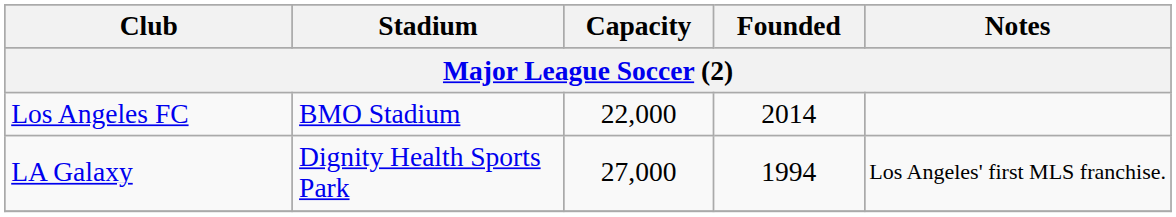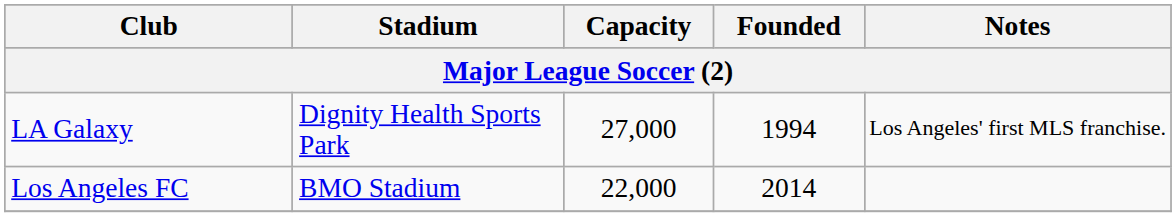rows swapped: (72, 172) <-> (100, 113)
